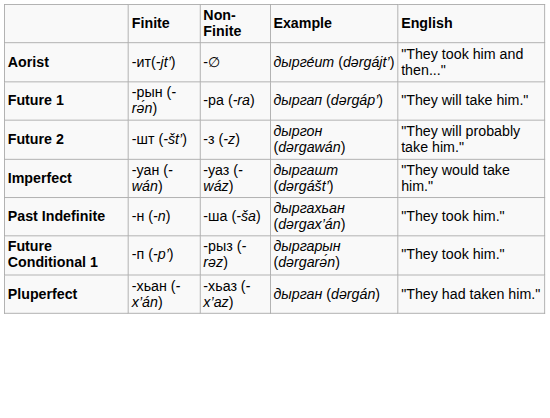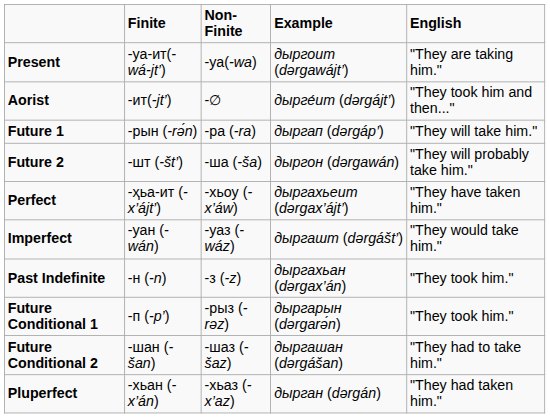+ row: (34, 62)
(222, 139) -з (-z) -> (233, 162) -ша (-ša)
+ row: (32, 200)
(232, 216) -ша (-ša) -> (223, 278) -з (-z)
+ row: (53, 355)
